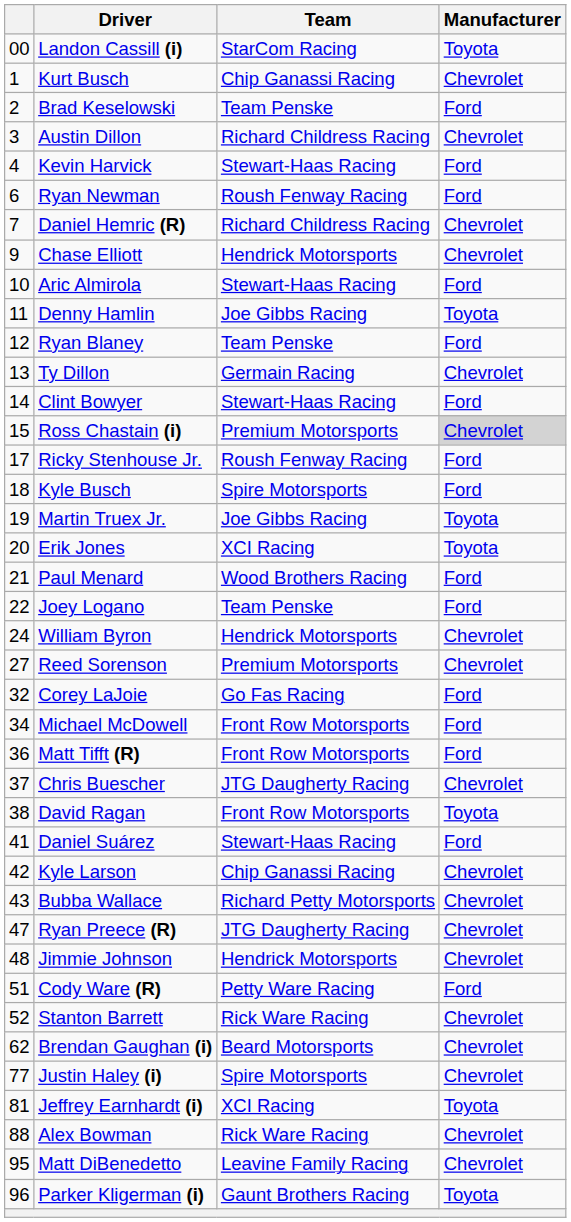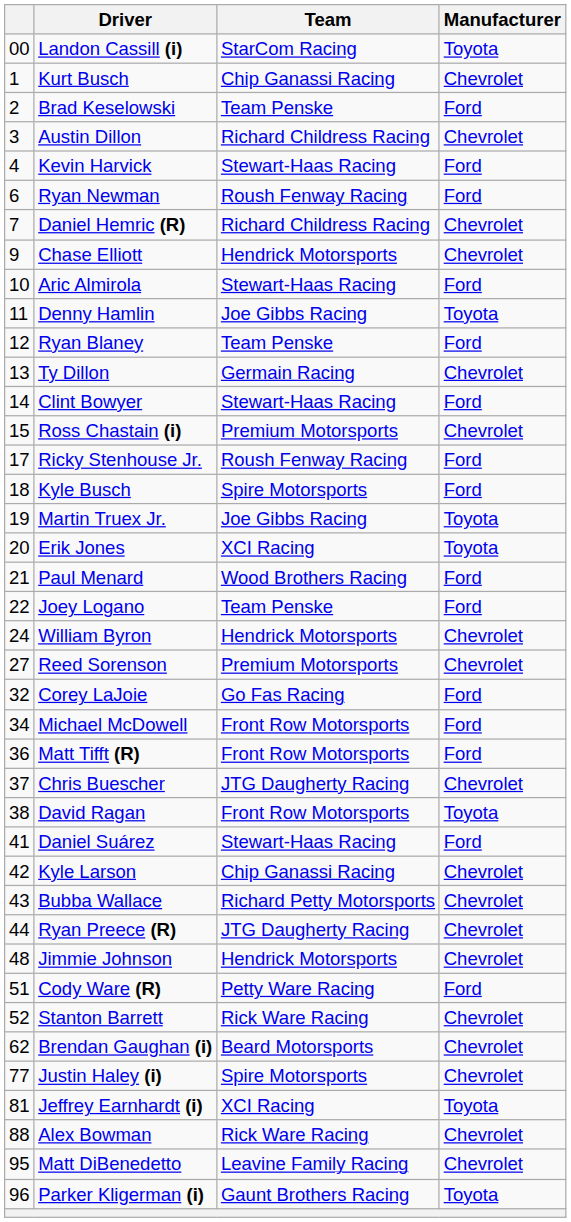(483, 430) lightgrey background -> (483, 430) no background
(19, 930) 47 -> (19, 930) 44
